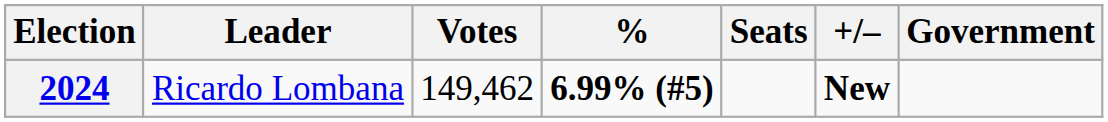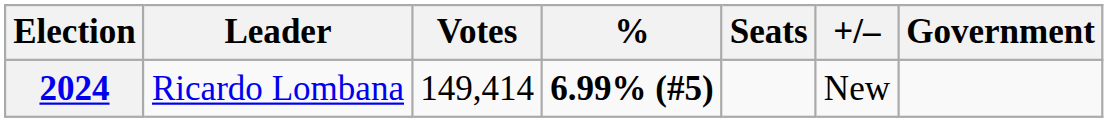(477, 87) 149,462 -> (477, 87) 149,414
(857, 87) bold -> (857, 87) normal
